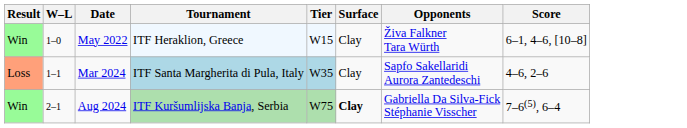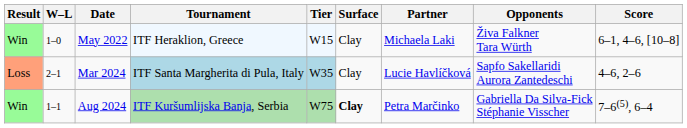+ column: (427, 14)
(53, 73) 1–1 -> (53, 73) 2–1
(53, 106) 2–1 -> (53, 106) 1–1
